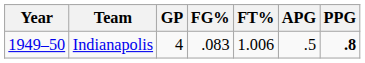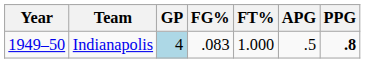(179, 44) no background -> (179, 44) lightblue background
(256, 44) 1.006 -> (256, 44) 1.000
